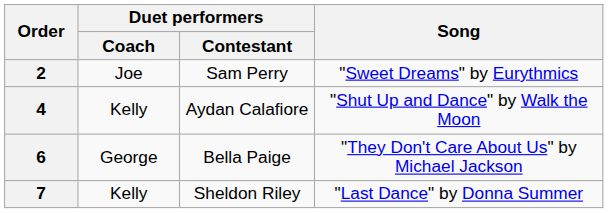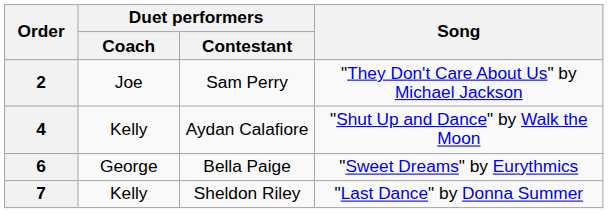(459, 73) "Sweet Dreams" by Eurythmics -> (459, 82) "They Don't Care About Us" by Michael Jackson
(459, 156) "They Don't Care About Us" by Michael Jackson -> (459, 166) "Sweet Dreams" by Eurythmics
